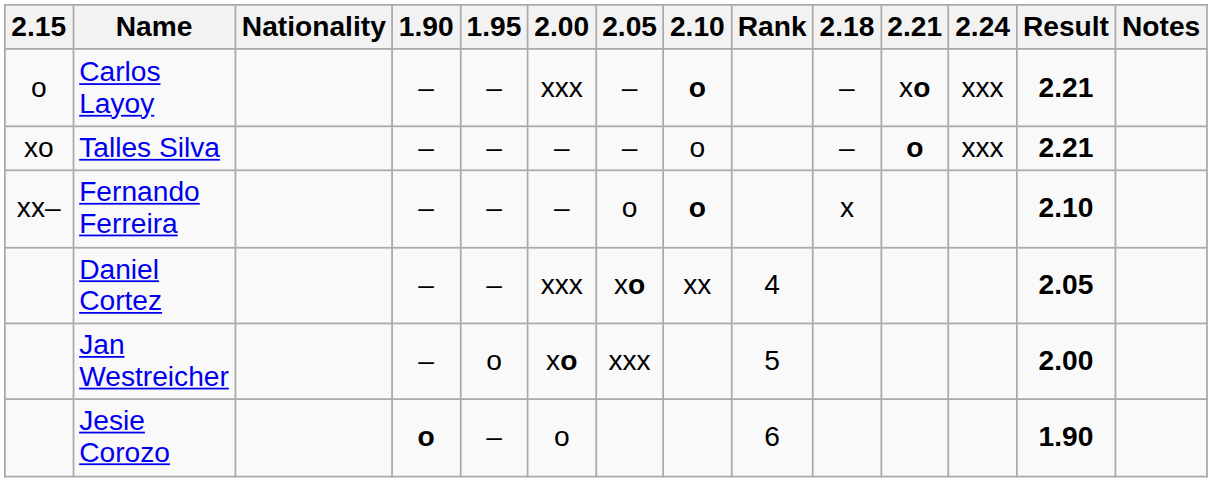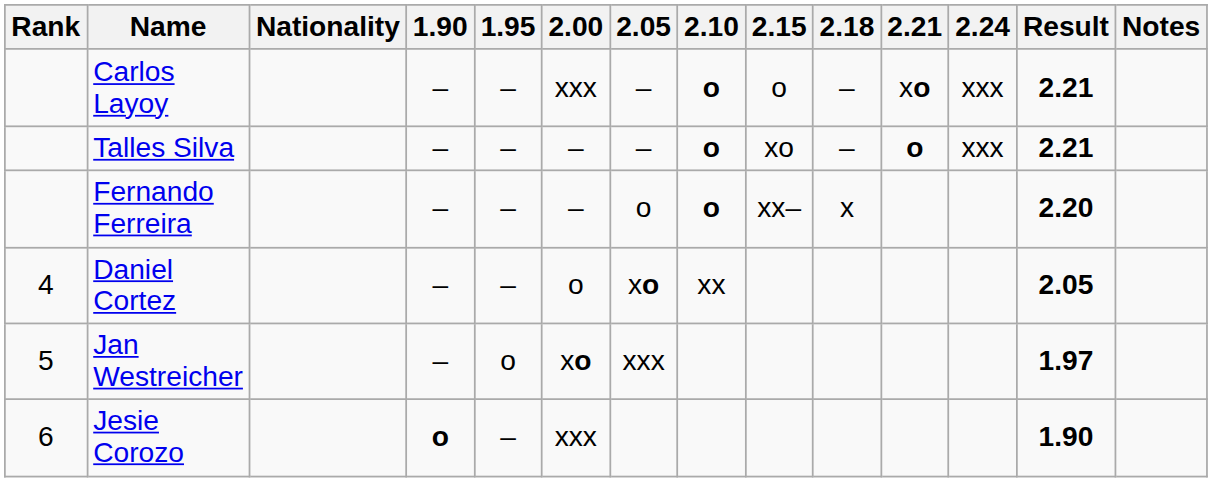columns swapped: (772, 26) <-> (39, 26)
(697, 147) normal -> (711, 147) bold
(1066, 208) 2.10 -> (1066, 208) 2.20
(562, 284) xxx -> (576, 284) o
(1066, 361) 2.00 -> (1066, 361) 1.97
(562, 437) o -> (576, 437) xxx
